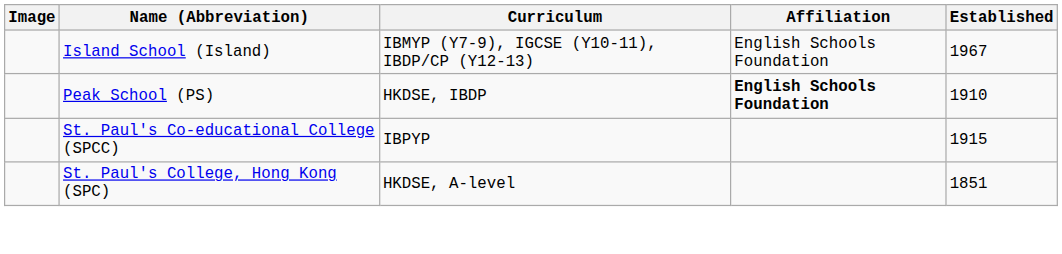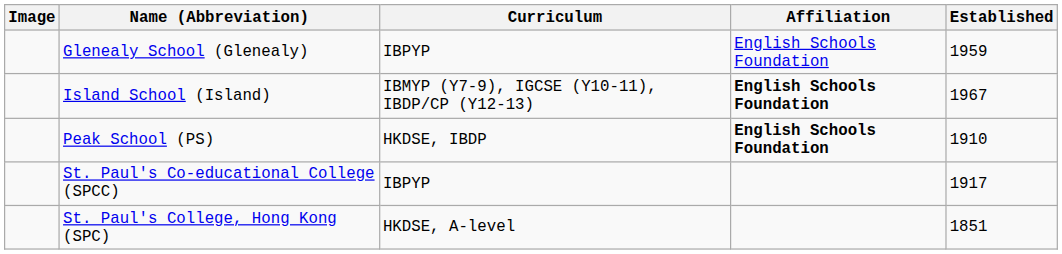+ row: (186, 52)
(805, 52) normal -> (805, 96) bold
(969, 140) 1915 -> (969, 183) 1917
